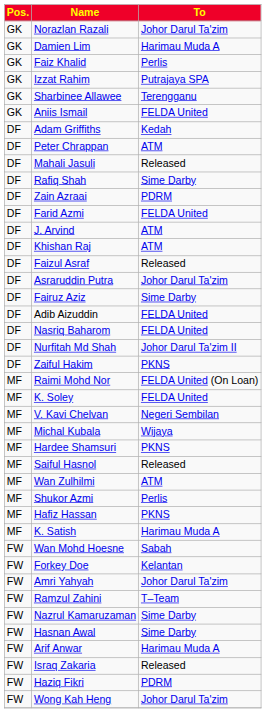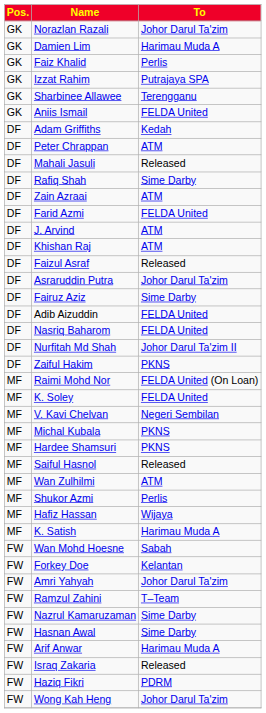(156, 197) PDRM -> (152, 197) ATM
(157, 431) Wijaya -> (155, 431) PKNS
(155, 515) PKNS -> (157, 515) Wijaya
